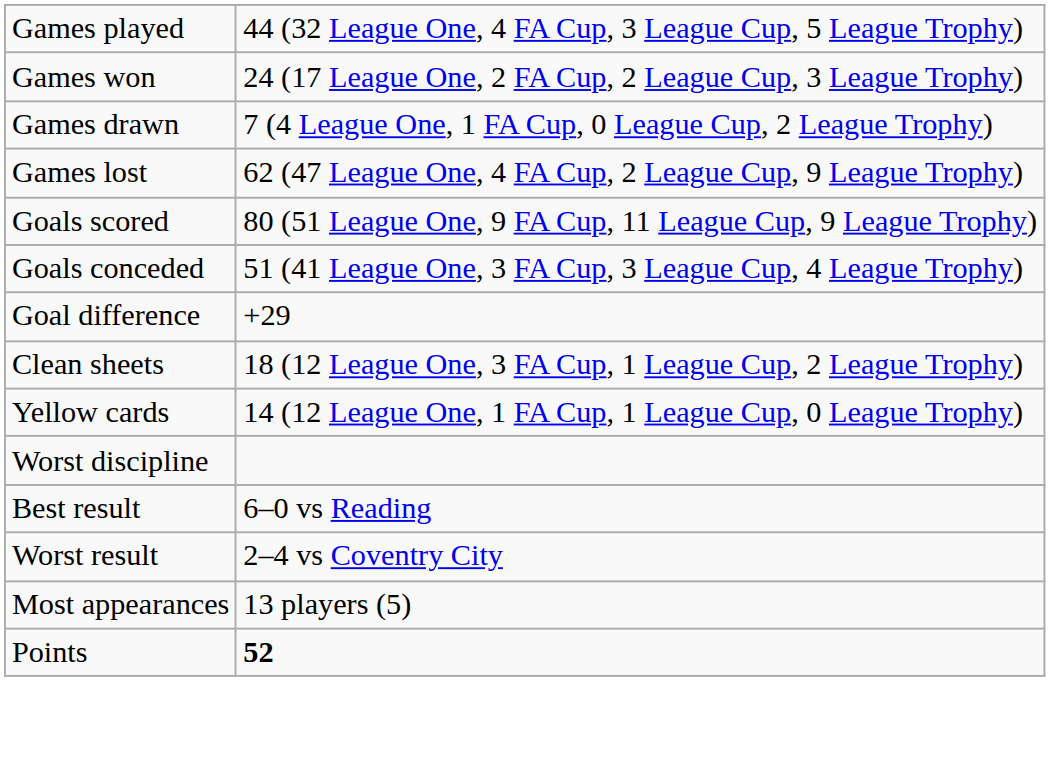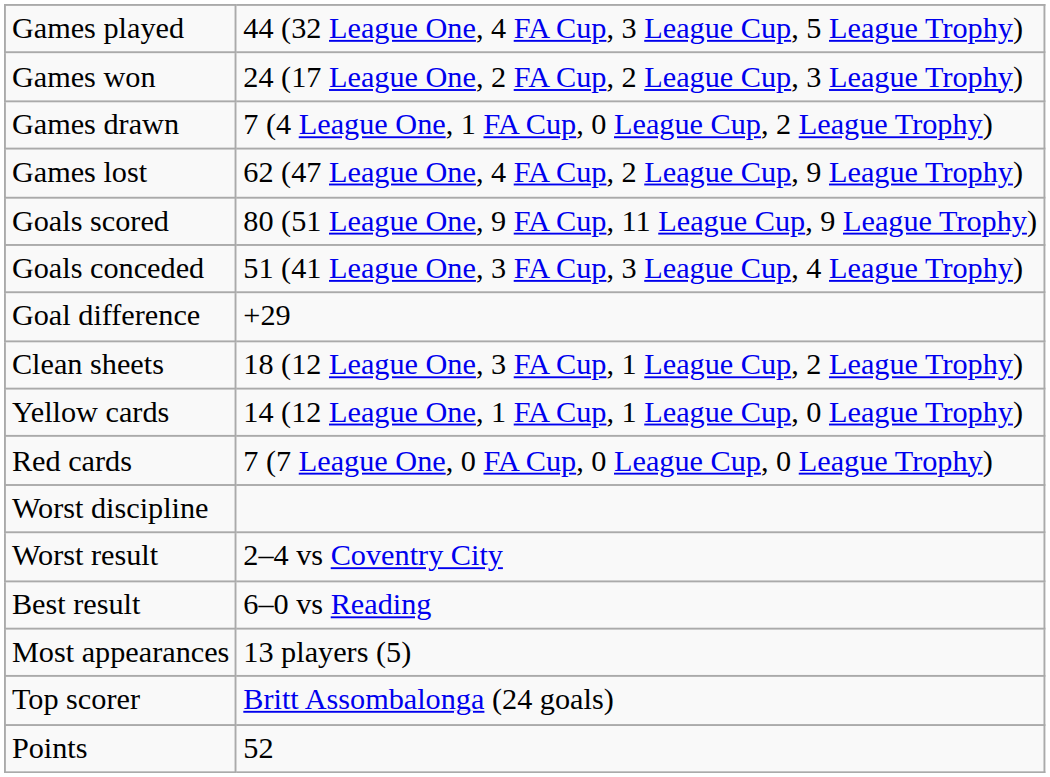+ row: (72, 460)
rows swapped: (76, 508) <-> (85, 556)
+ row: (76, 699)
(258, 651) bold -> (258, 747) normal
